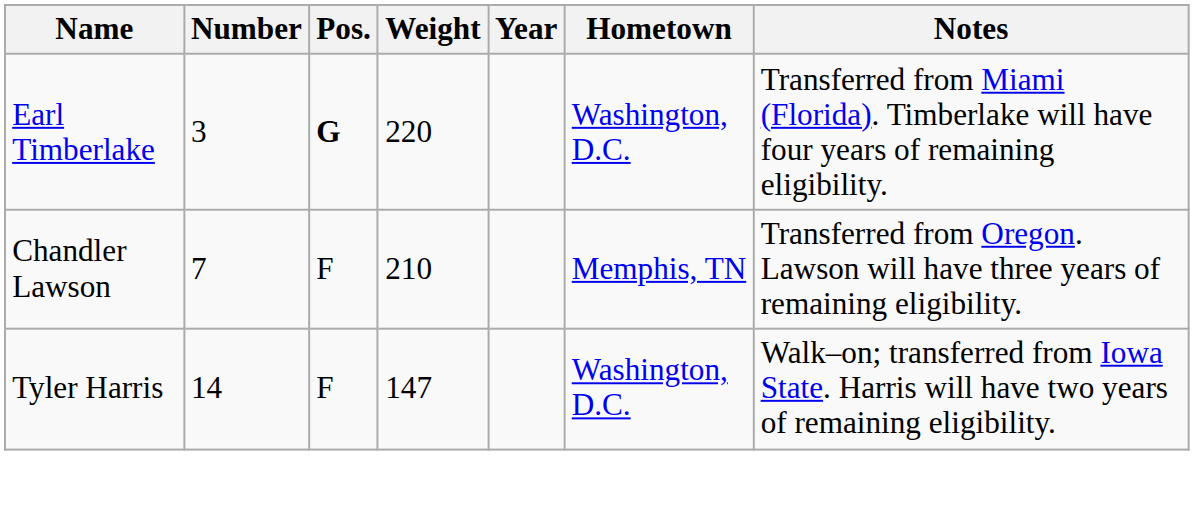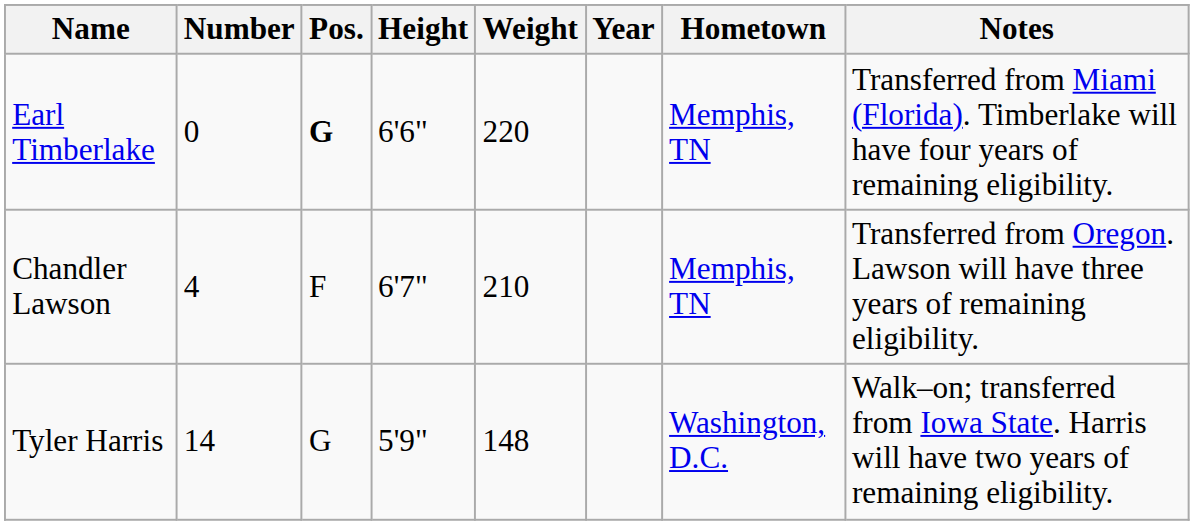+ column: (423, 29)
(199, 131) 3 -> (192, 131) 0
(650, 131) Washington, D.C. -> (732, 131) Memphis, TN
(199, 268) 7 -> (192, 286) 4
(325, 388) F -> (320, 440) G
(409, 388) 147 -> (506, 440) 148
